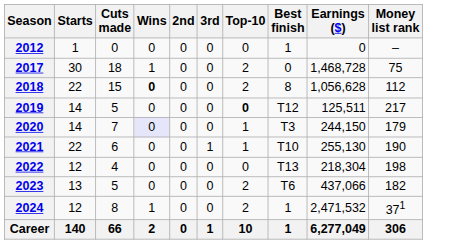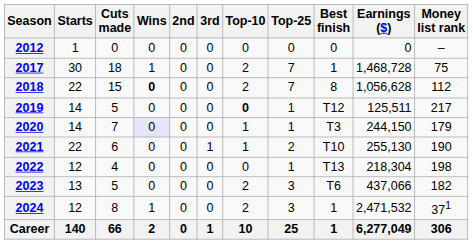+ column: (291, 21)
(288, 48) 1 -> (334, 48) 0
(288, 68) 0 -> (334, 68) 1
